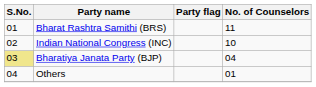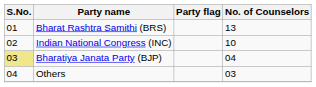(230, 27) 11 -> (231, 27) 13
(231, 74) 01 -> (231, 74) 03
